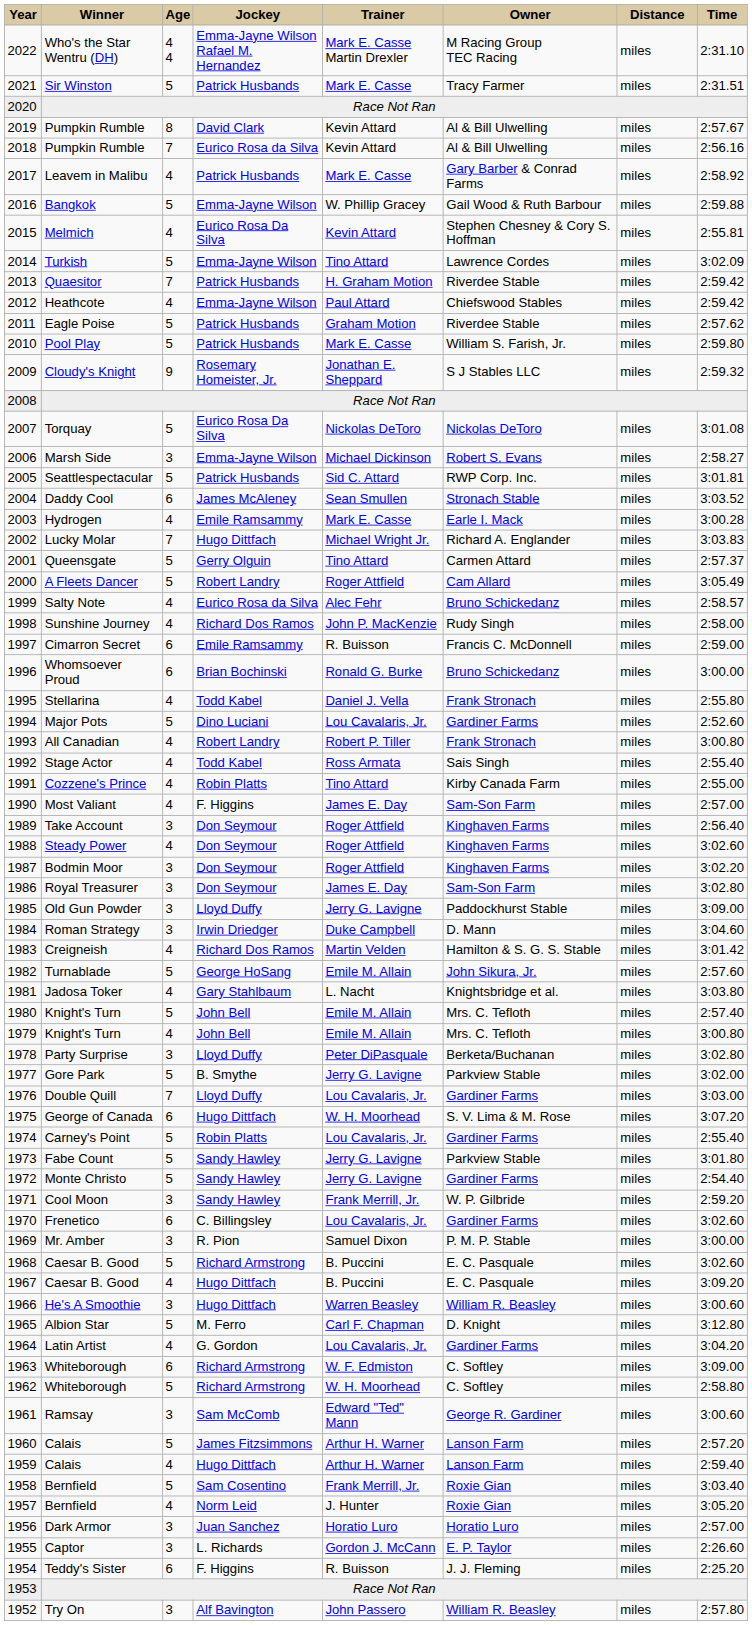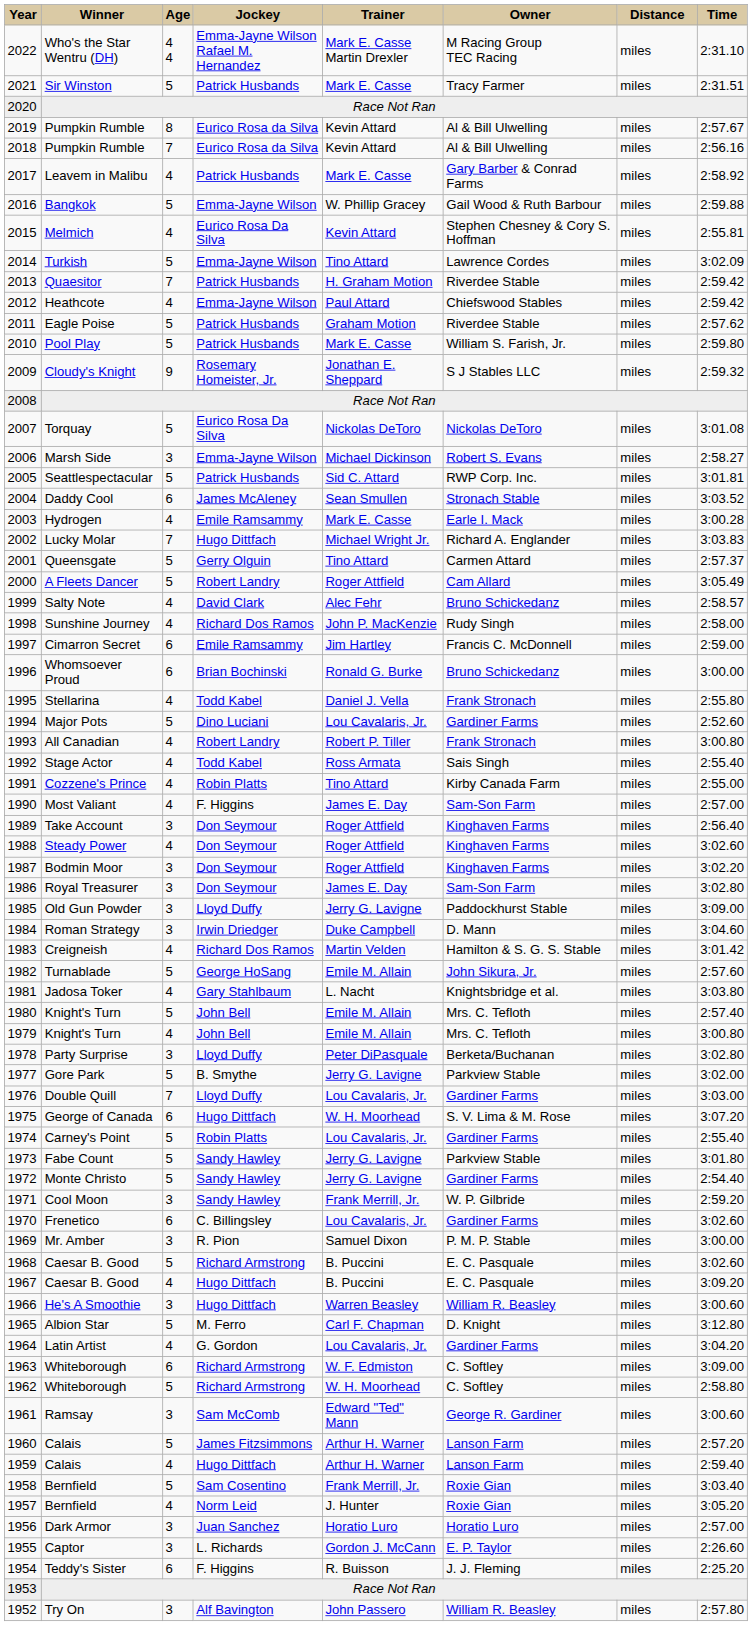(230, 127) David Clark -> (257, 127) Eurico Rosa da Silva
(257, 602) Eurico Rosa da Silva -> (230, 602) David Clark
(357, 644) R. Buisson -> (358, 644) Jim Hartley
